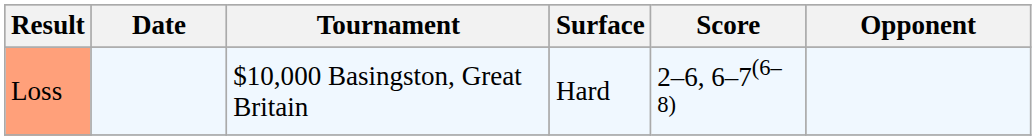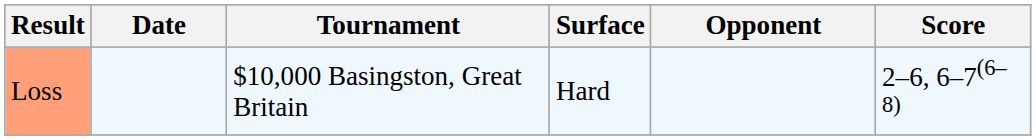columns swapped: (918, 25) <-> (728, 25)
